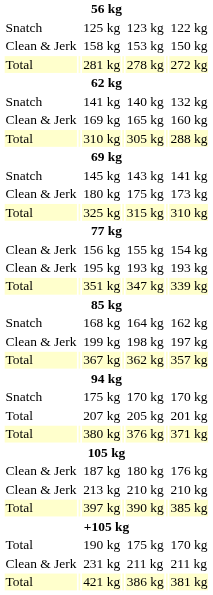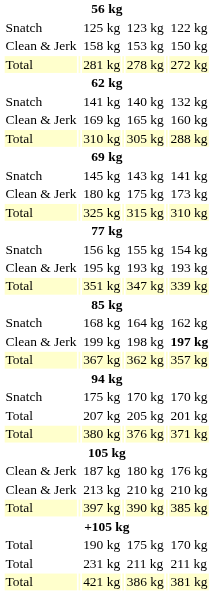(41, 249) Clean & Jerk -> (24, 249) Snatch
(189, 341) normal -> (189, 341) bold
(41, 563) Clean & Jerk -> (19, 563) Total
